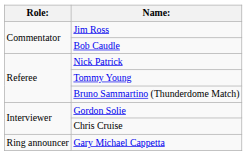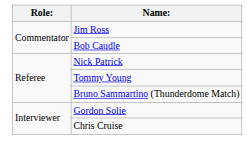- row: (119, 142)
